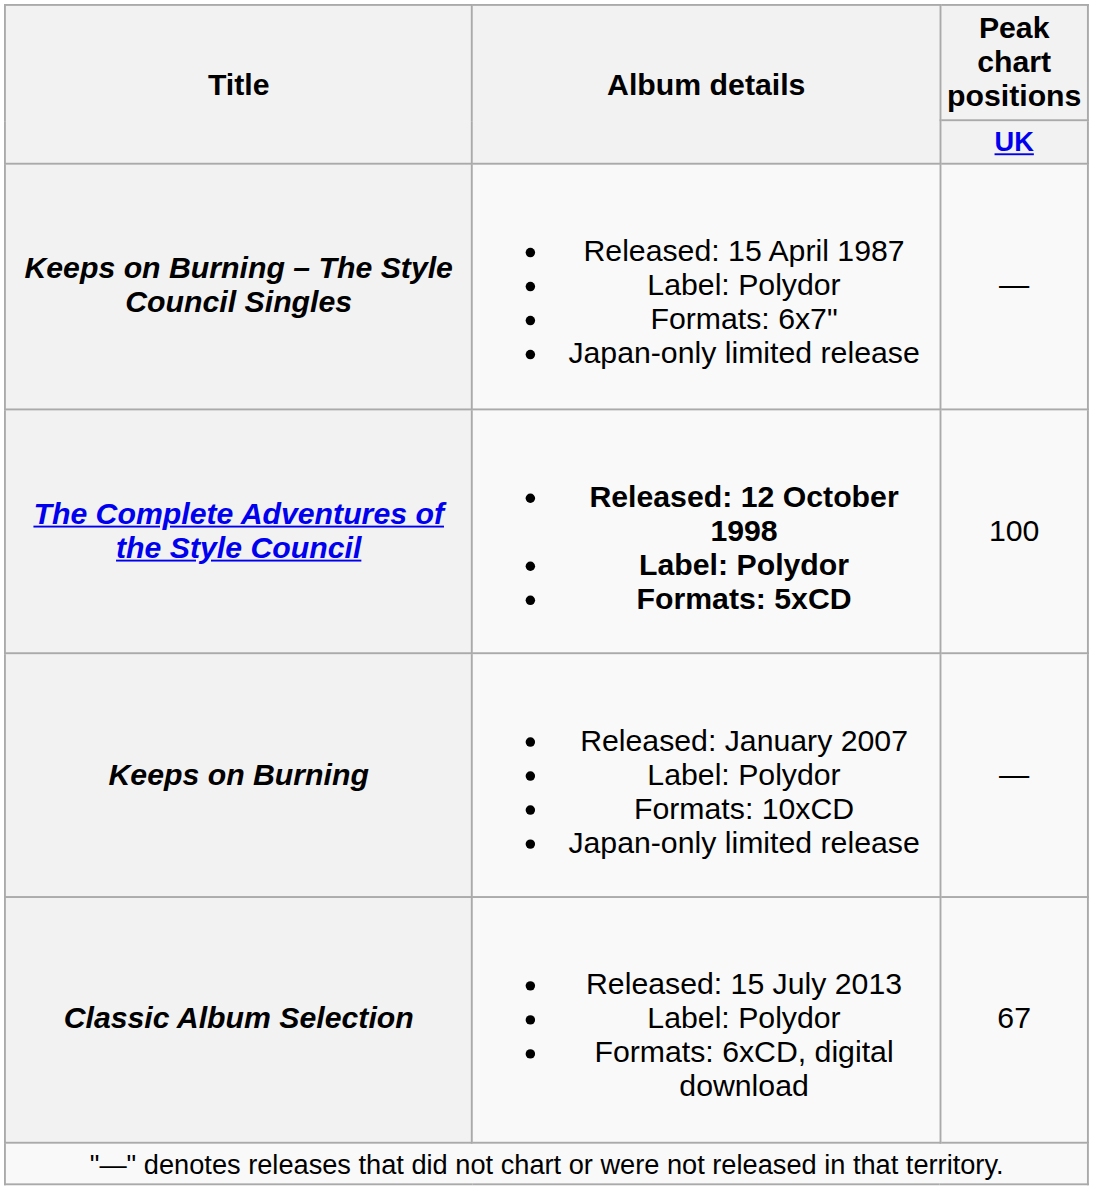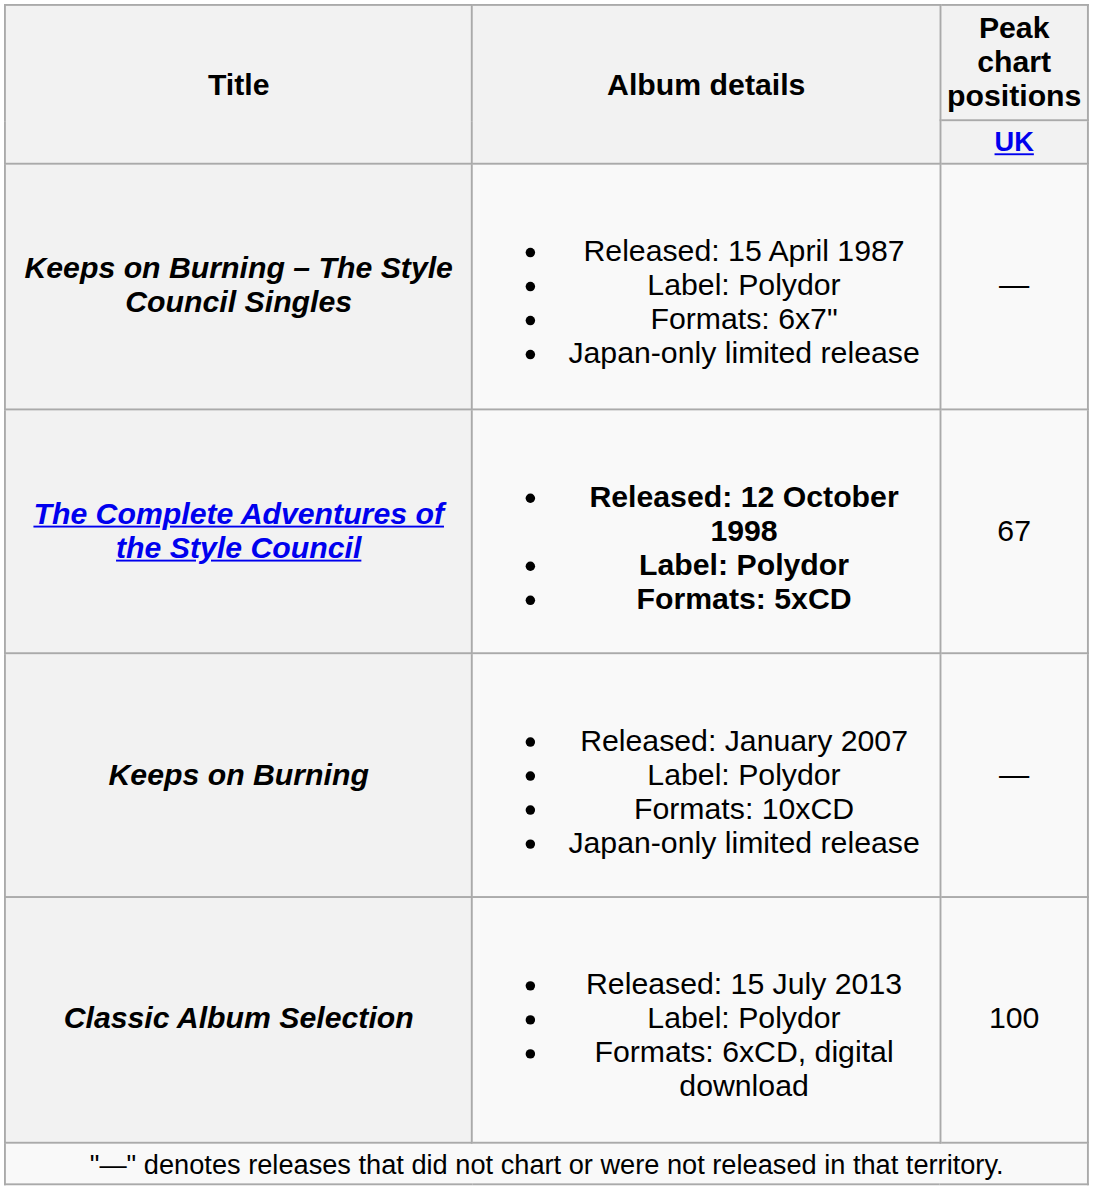(1014, 530) 100 -> (1014, 530) 67
(1014, 1019) 67 -> (1014, 1019) 100
